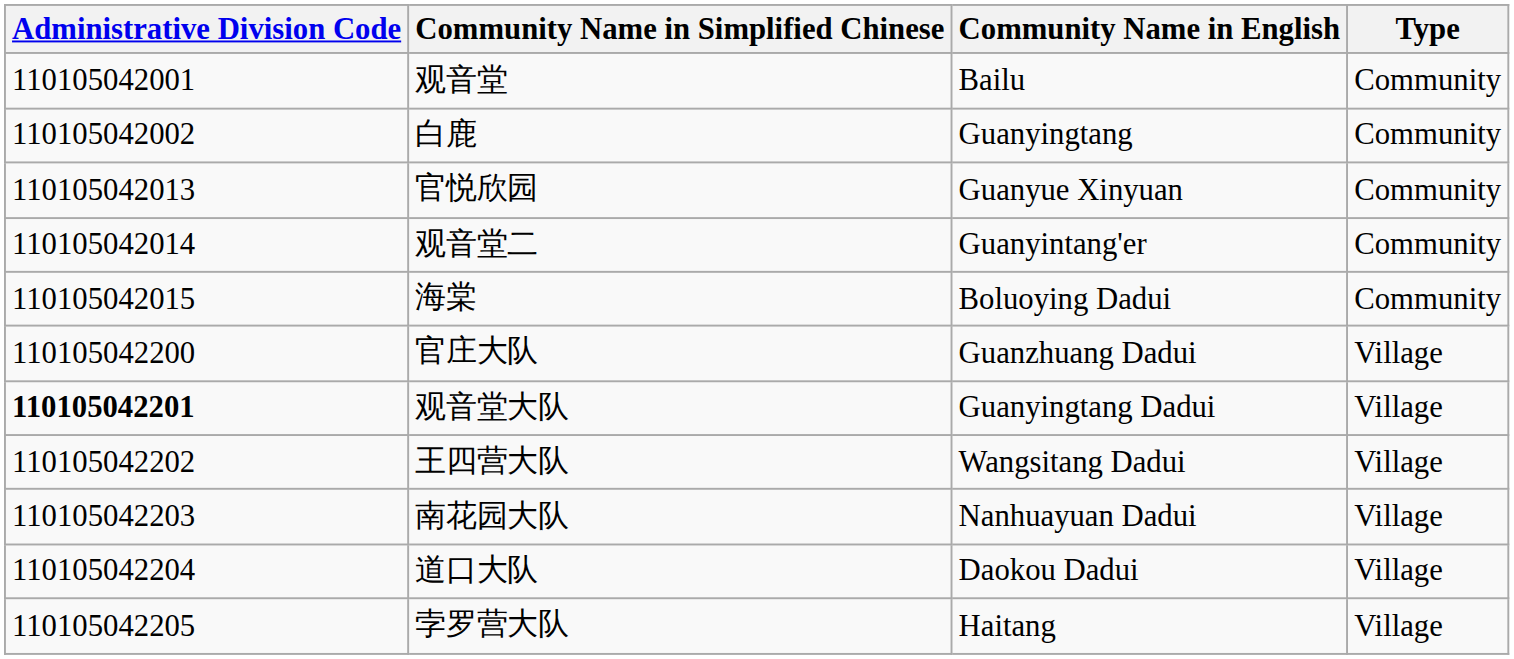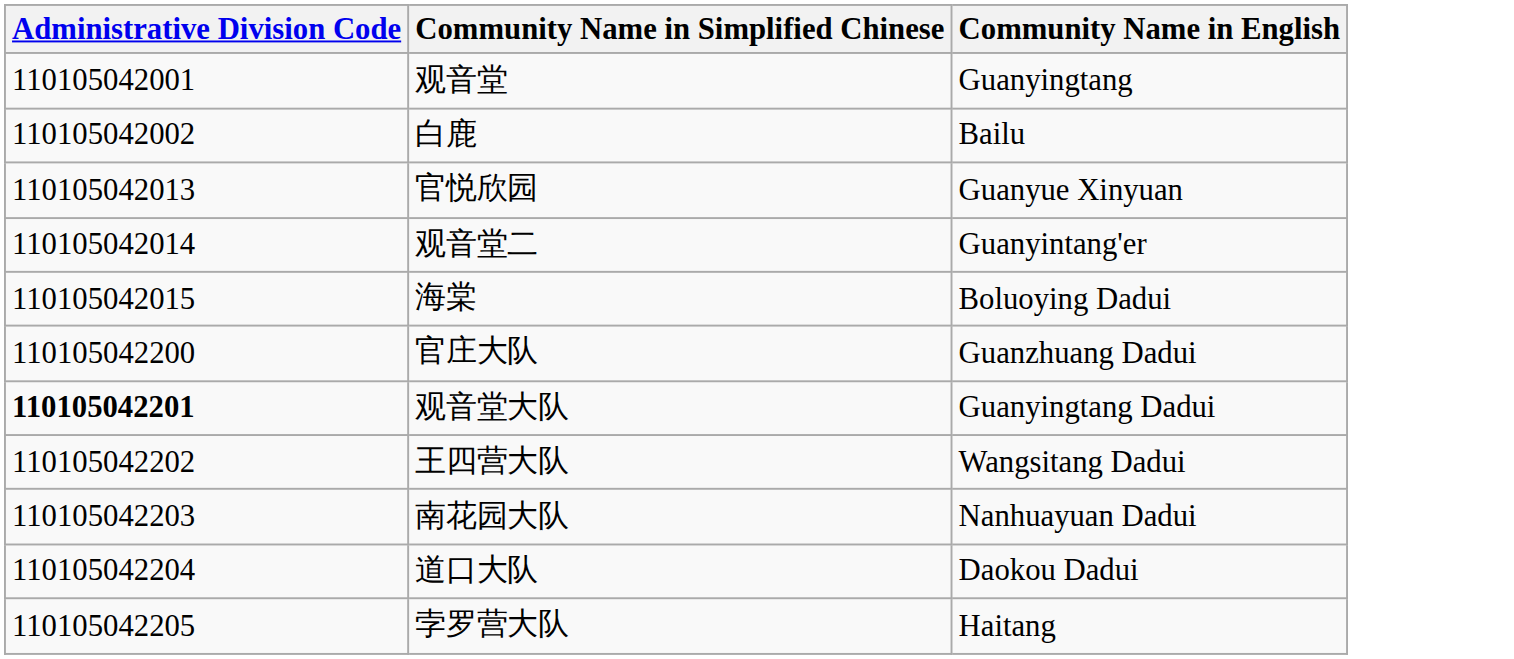- column: (1428, 28)
(992, 80) Bailu -> (1046, 80) Guanyingtang
(1046, 134) Guanyingtang -> (992, 134) Bailu
